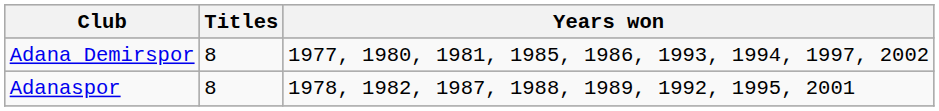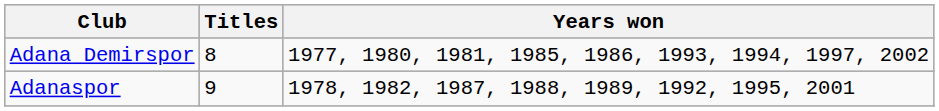(211, 88) 8 -> (211, 88) 9
